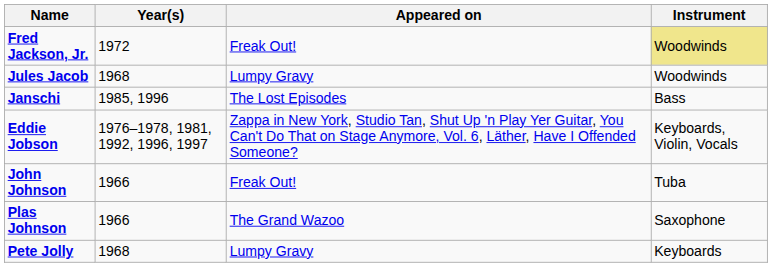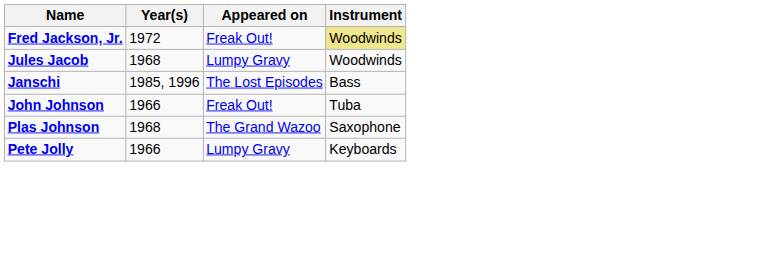- row: (33, 136)
(114, 220) 1966 -> (145, 127) 1968
(114, 251) 1968 -> (145, 149) 1966
